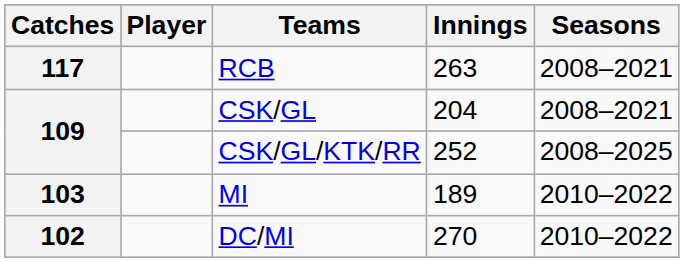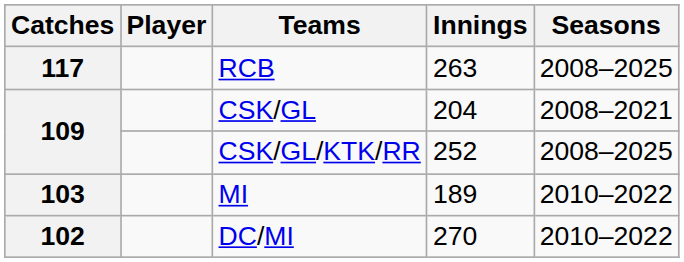(606, 67) 2008–2021 -> (606, 67) 2008–2025
